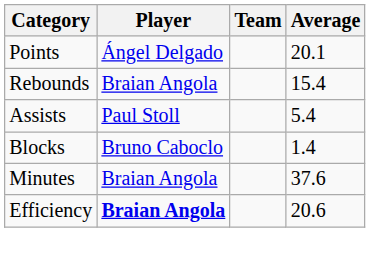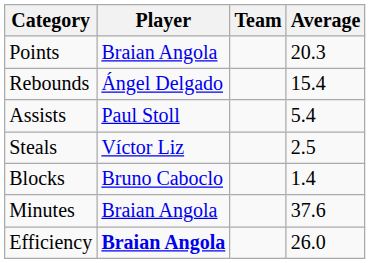(162, 52) Ángel Delgado -> (159, 52) Braian Angola
(308, 52) 20.1 -> (308, 52) 20.3
(159, 83) Braian Angola -> (162, 83) Ángel Delgado
+ row: (33, 147)
(308, 210) 20.6 -> (308, 242) 26.0
